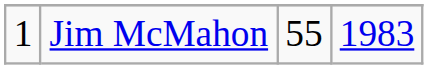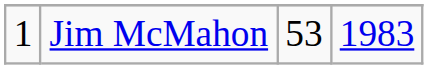(304, 34) 55 -> (304, 34) 53
